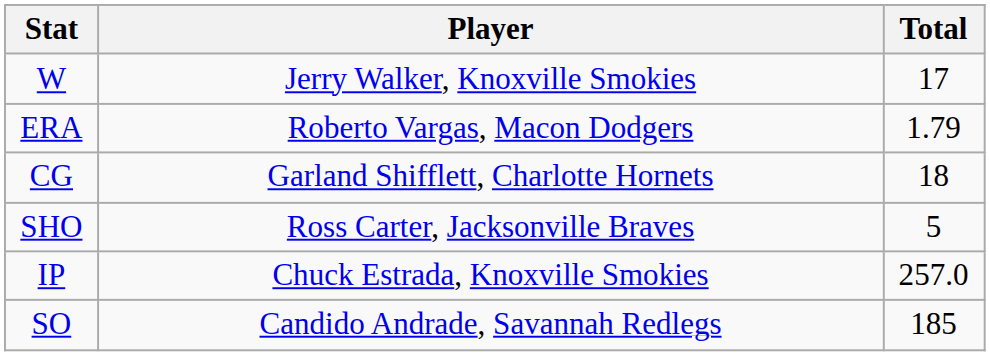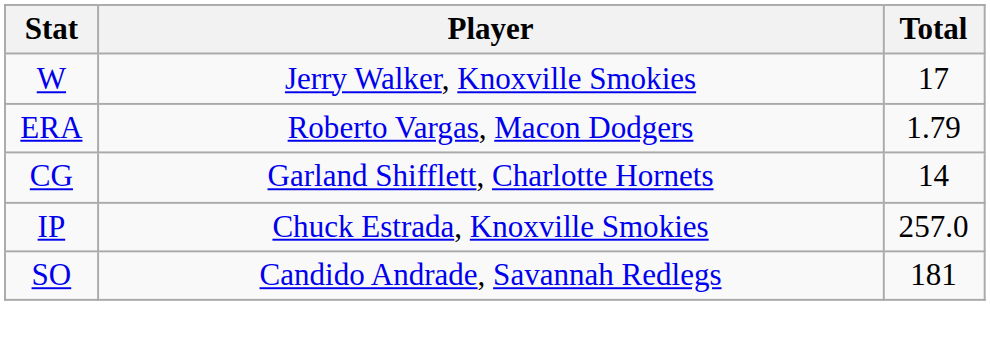(934, 176) 18 -> (934, 176) 14
- row: (51, 226)
(934, 324) 185 -> (934, 275) 181
